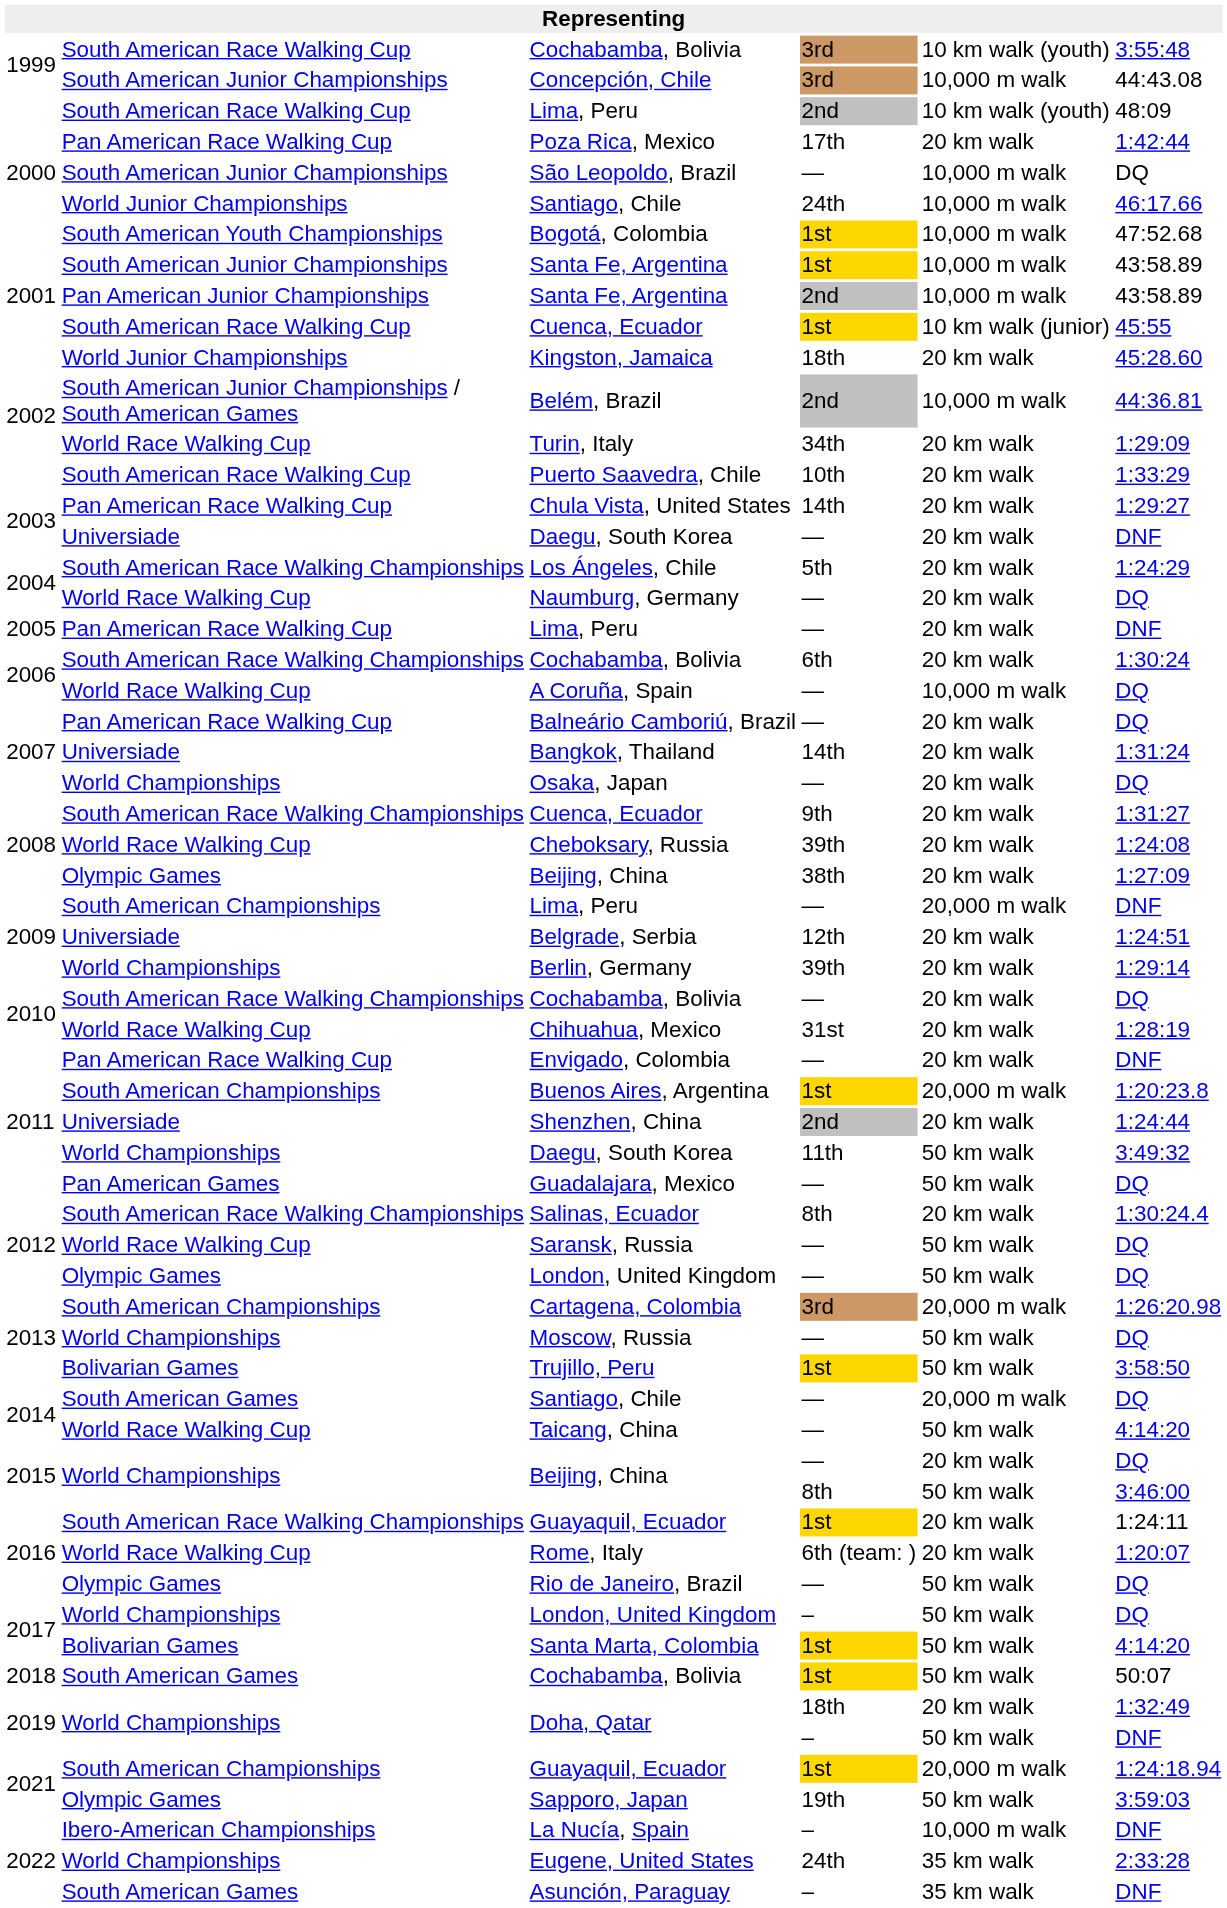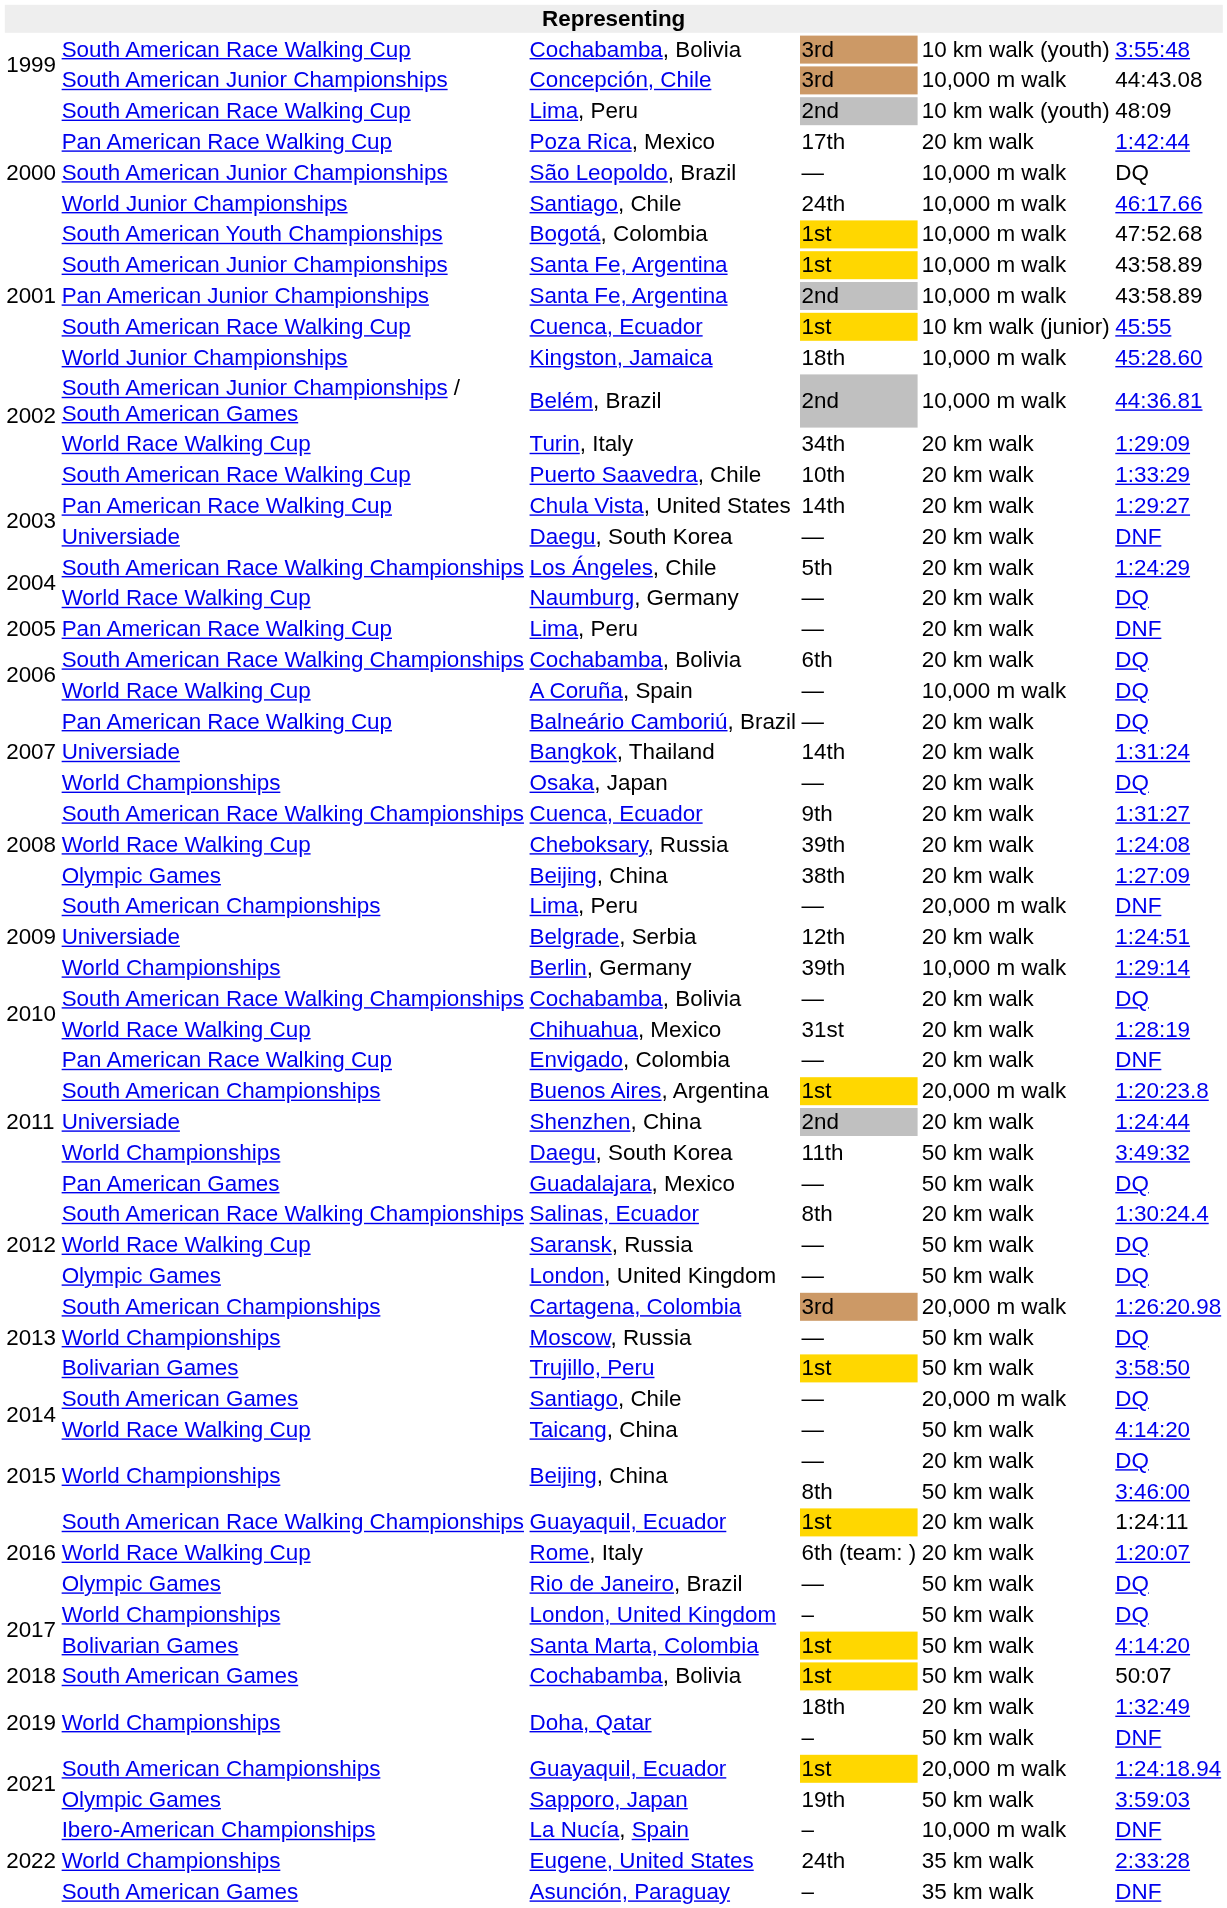(978, 357) 20 km walk -> (994, 357) 10,000 m walk
(1153, 659) 1:30:24 -> (1132, 659) DQ
(978, 967) 20 km walk -> (994, 967) 10,000 m walk
